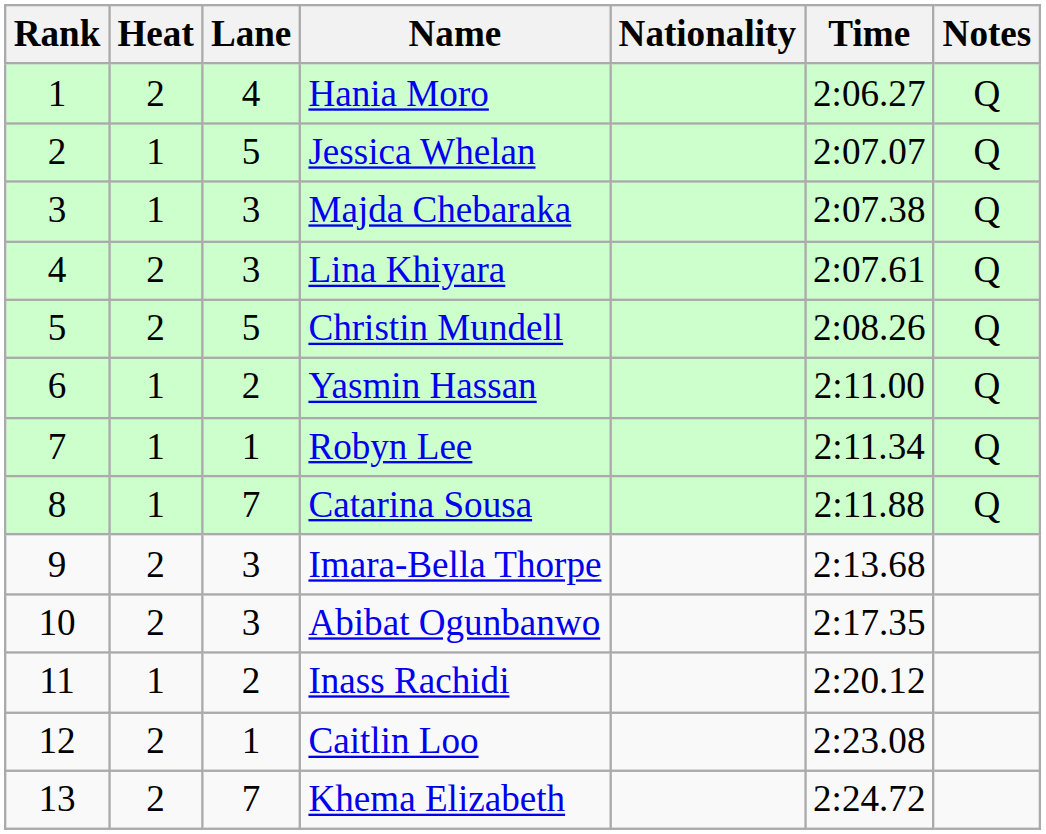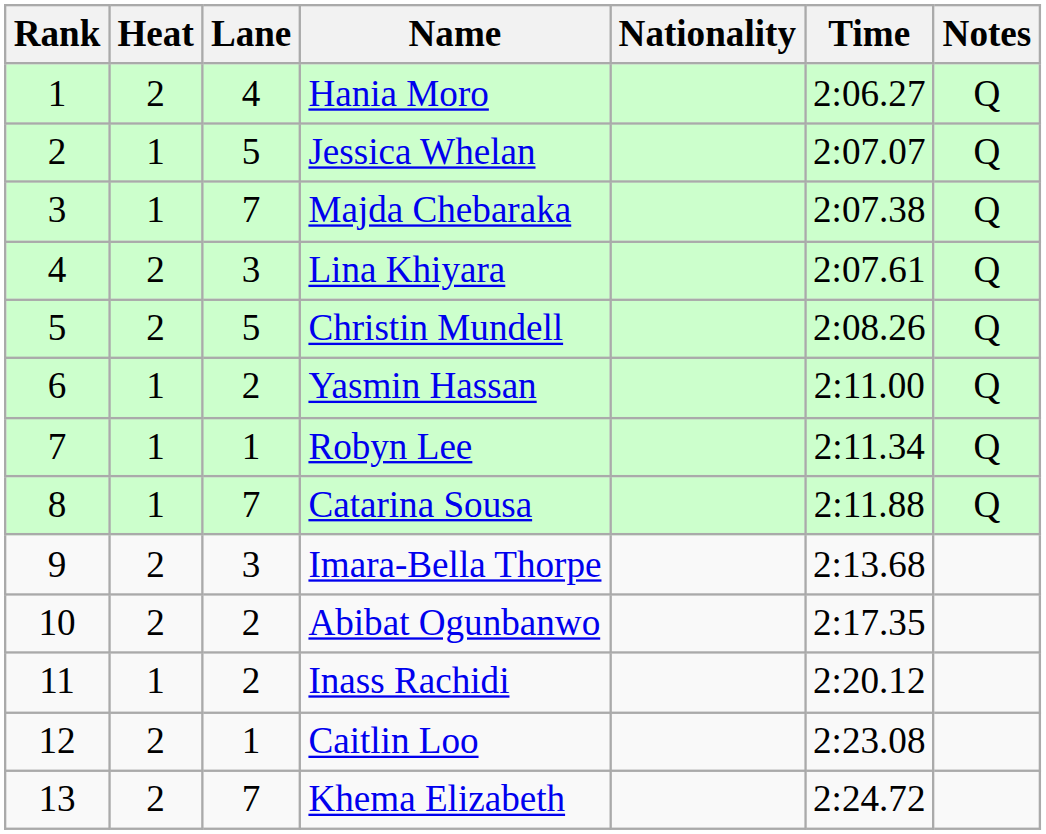(251, 210) 3 -> (251, 210) 7
(251, 622) 3 -> (251, 622) 2
